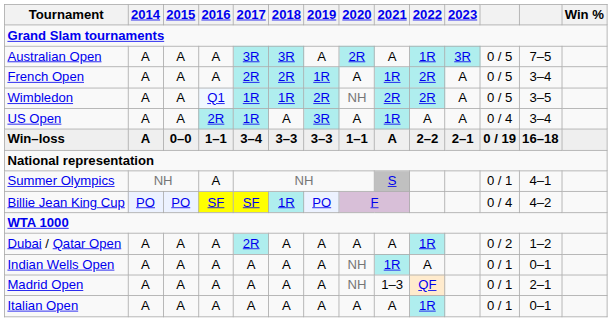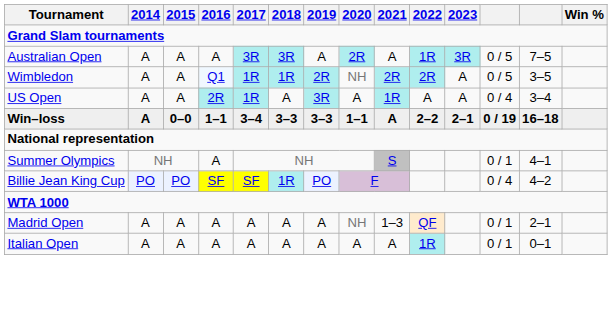- row: (46, 77)
- row: (64, 243)
- row: (61, 264)
